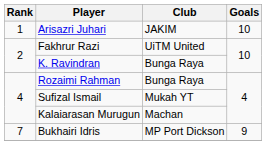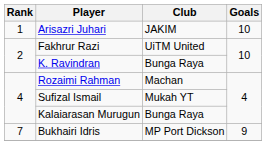(174, 81) Bunga Raya -> (164, 81) Machan
(164, 115) Machan -> (174, 115) Bunga Raya
